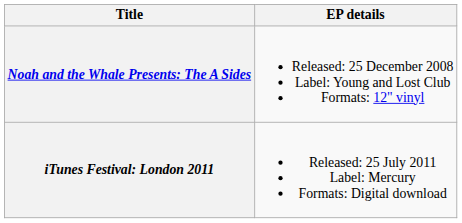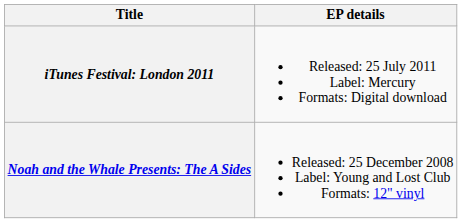rows swapped: (129, 74) <-> (129, 169)
